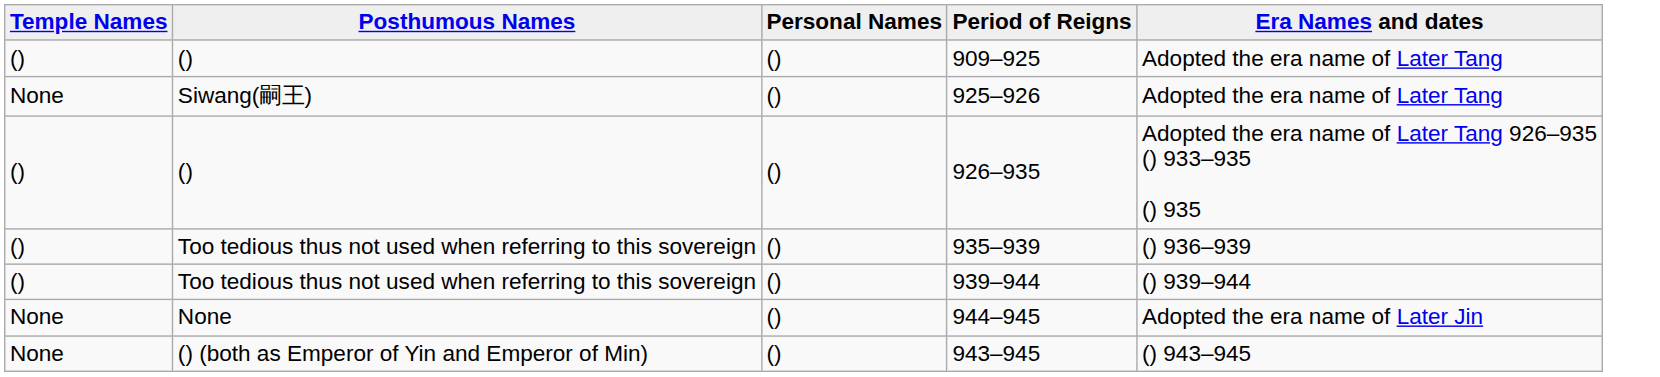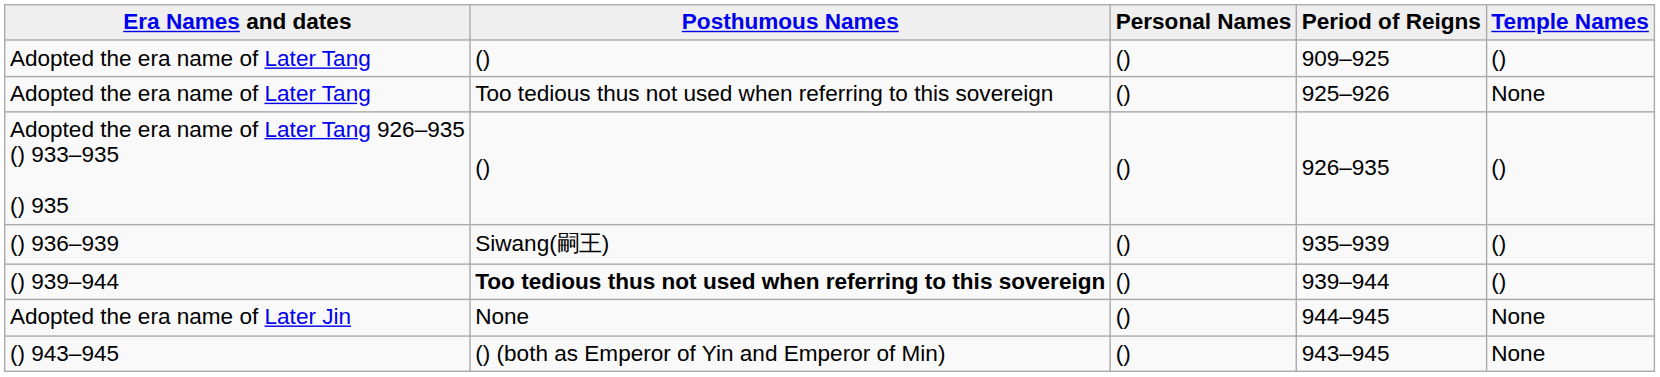columns swapped: (89, 22) <-> (1369, 22)
(245, 95) Siwang(嗣王) -> (764, 93) Too tedious thus not used when referring to this sovereign
(467, 245) Too tedious thus not used when referring to this sovereign -> (542, 243) Siwang(嗣王)
(467, 281) normal -> (790, 281) bold
